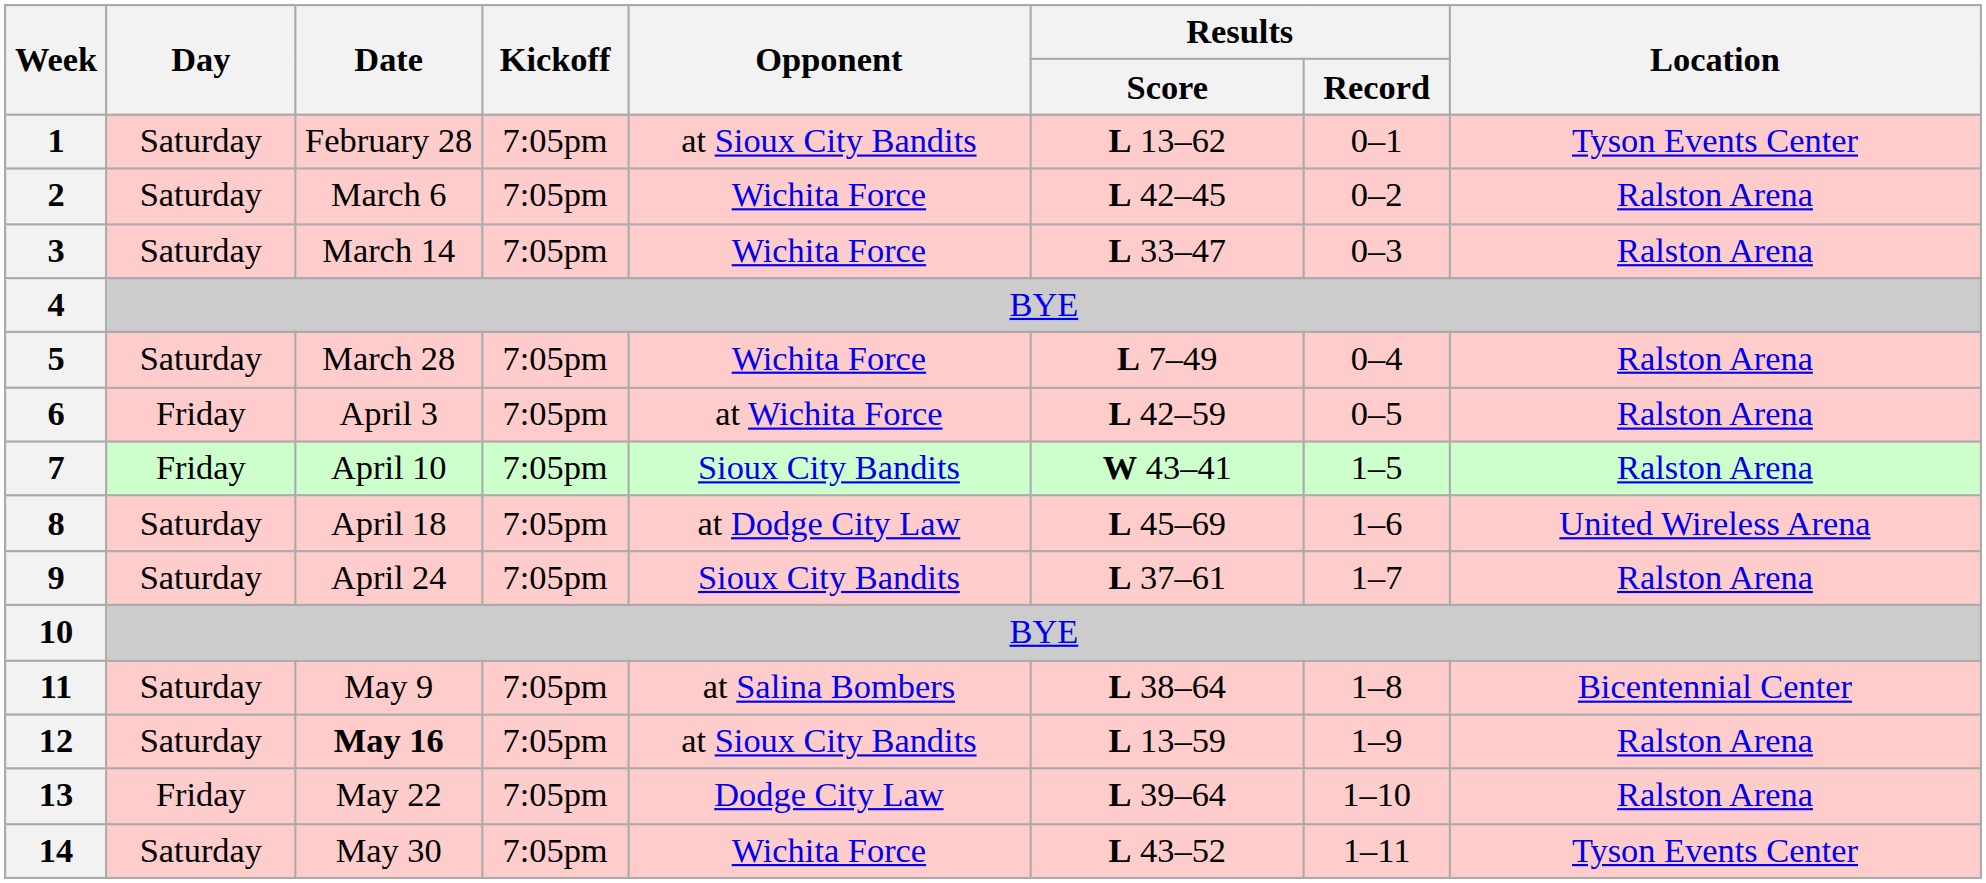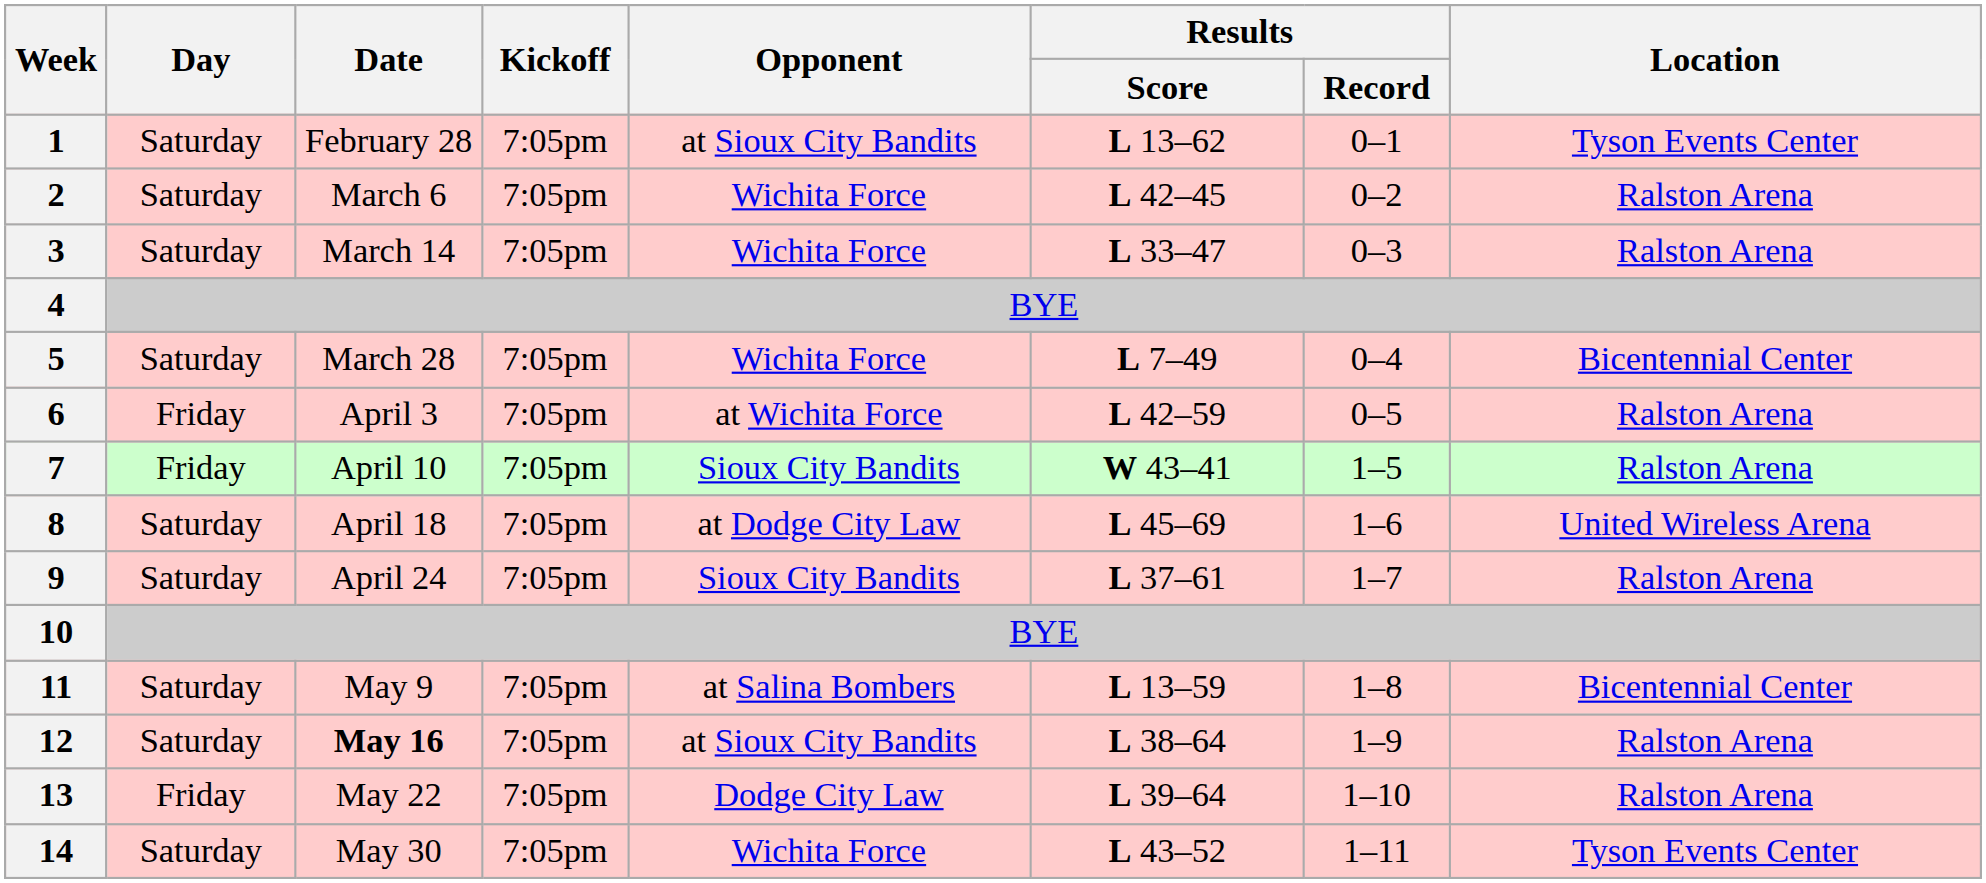(1715, 359) Ralston Arena -> (1715, 359) Bicentennial Center
(1167, 686) L 38–64 -> (1167, 686) L 13–59
(1167, 741) L 13–59 -> (1167, 741) L 38–64
